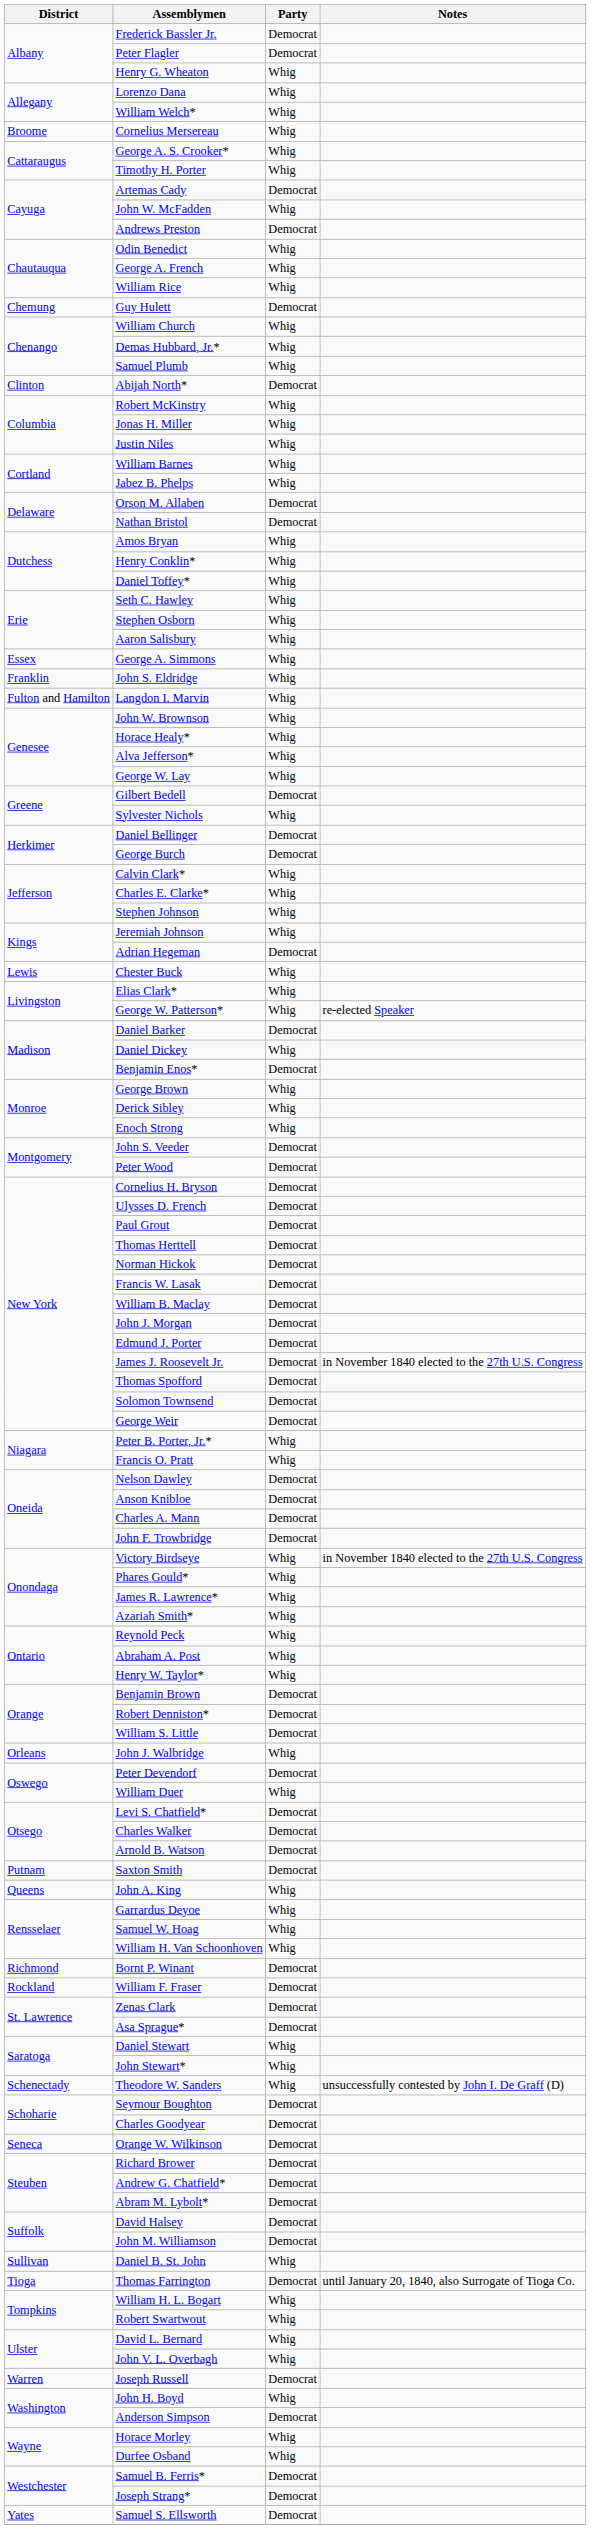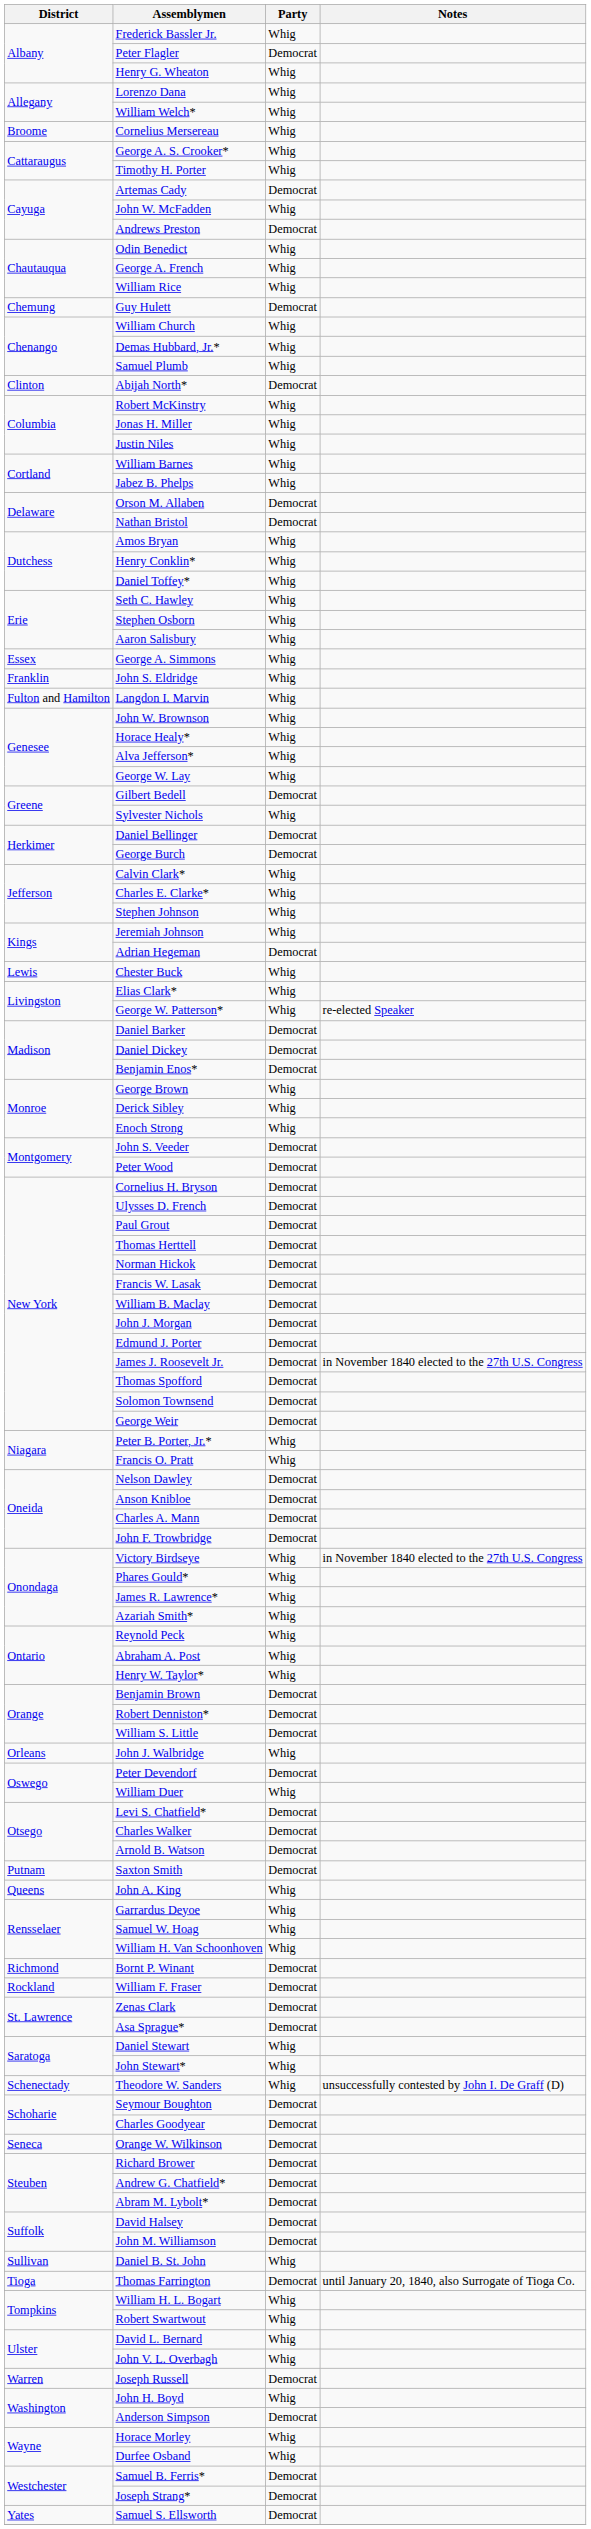(293, 33) Democrat -> (282, 33) Whig
(282, 1049) Whig -> (293, 1049) Democrat
